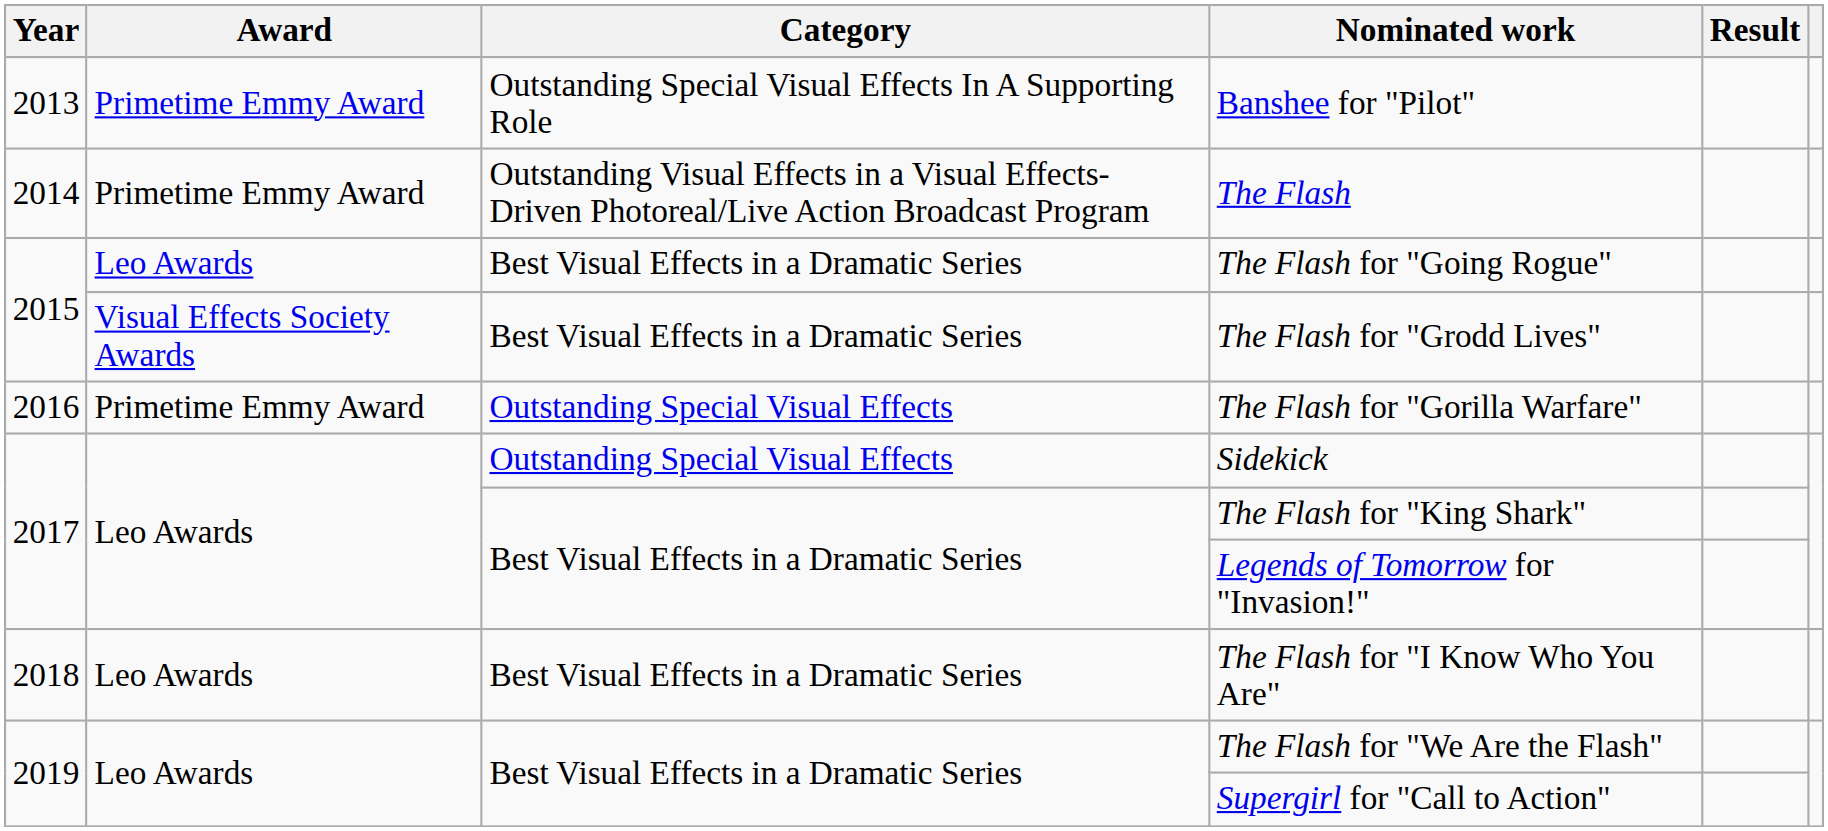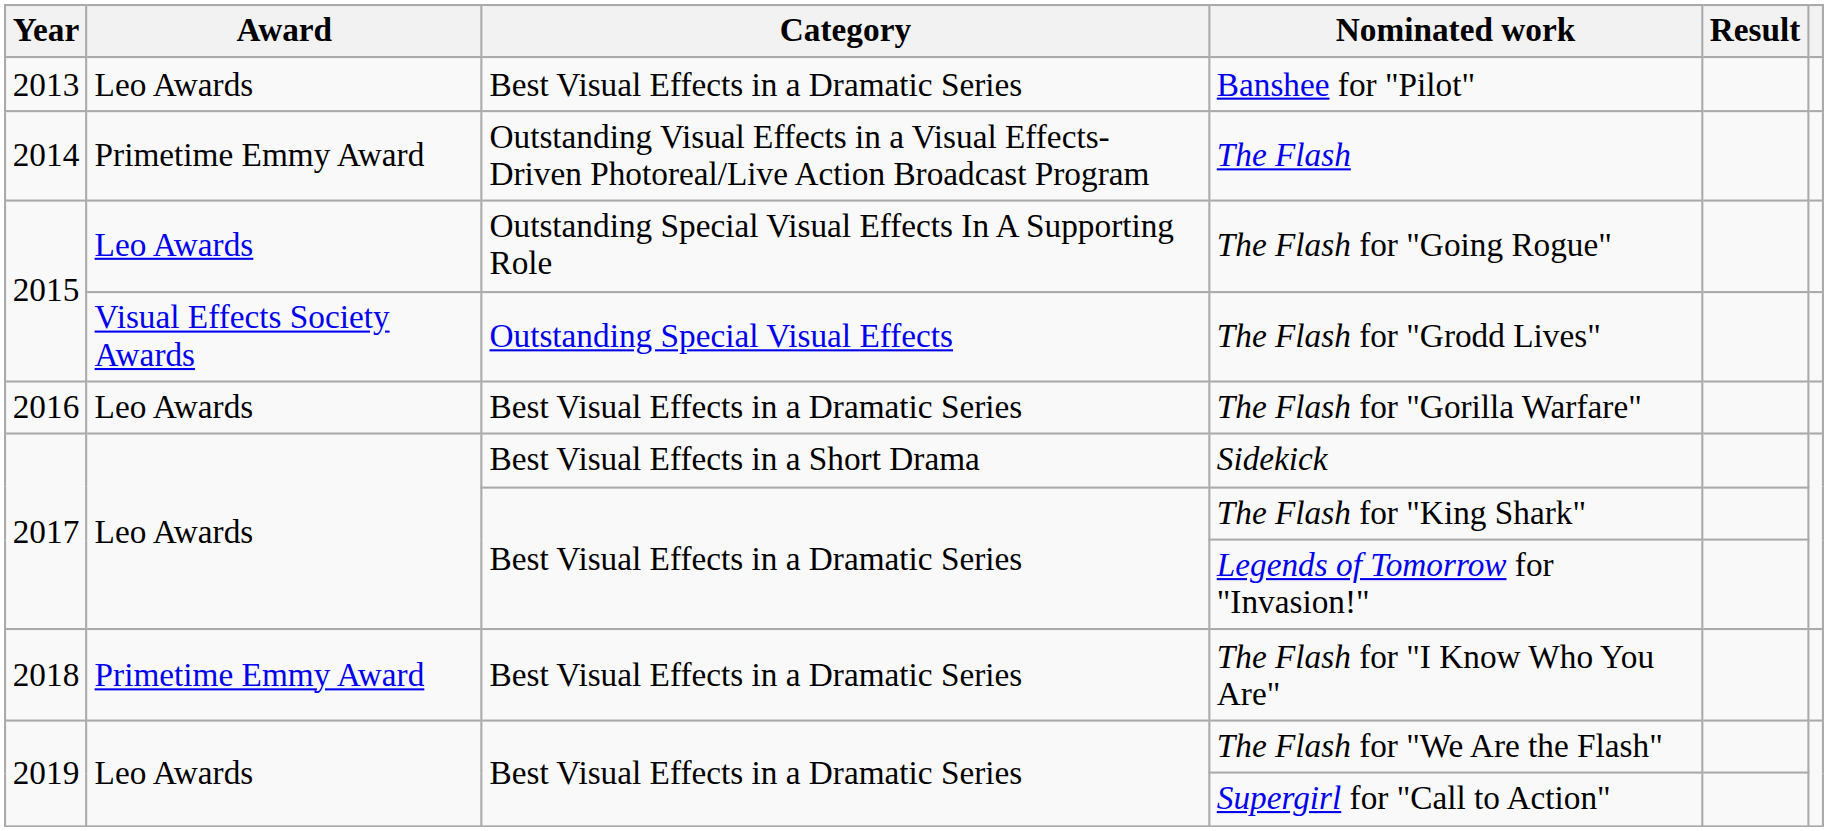(259, 102) Primetime Emmy Award -> (174, 83) Leo Awards
(832, 102) Outstanding Special Visual Effects In A Supporting Role -> (756, 83) Best Visual Effects in a Dramatic Series
(756, 264) Best Visual Effects in a Dramatic Series -> (832, 245) Outstanding Special Visual Effects In A Supporting Role
(756, 335) Best Visual Effects in a Dramatic Series -> (721, 335) Outstanding Special Visual Effects
(259, 407) Primetime Emmy Award -> (174, 407) Leo Awards
(721, 407) Outstanding Special Visual Effects -> (756, 407) Best Visual Effects in a Dramatic Series
(721, 459) Outstanding Special Visual Effects -> (735, 459) Best Visual Effects in a Short Drama
(174, 674) Leo Awards -> (259, 674) Primetime Emmy Award
